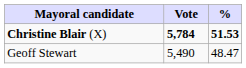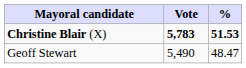(181, 33) 5,784 -> (181, 33) 5,783
